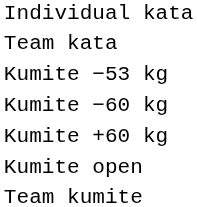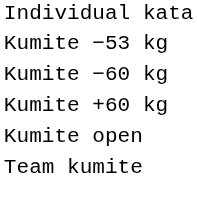- row: (61, 44)
